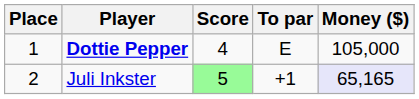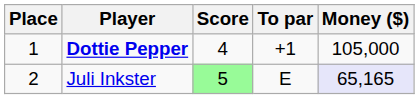(285, 49) E -> (285, 49) +1
(285, 78) +1 -> (285, 78) E
